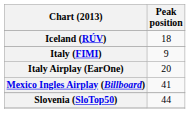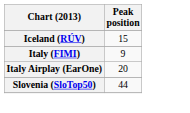(166, 38) 18 -> (123, 38) 15
- row: (76, 85)
